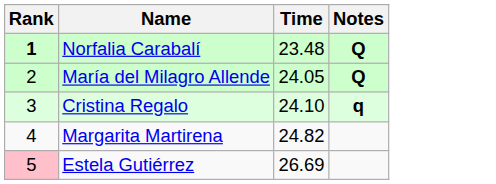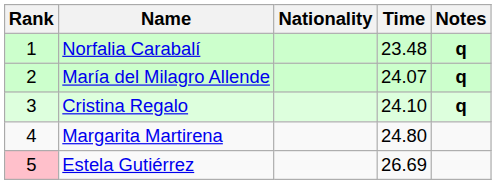+ column: (325, 19)
(31, 48) bold -> (31, 48) normal
(358, 48) Q -> (461, 48) q
(301, 77) 24.05 -> (404, 77) 24.07
(358, 77) Q -> (461, 77) q
(301, 135) 24.82 -> (404, 135) 24.80
